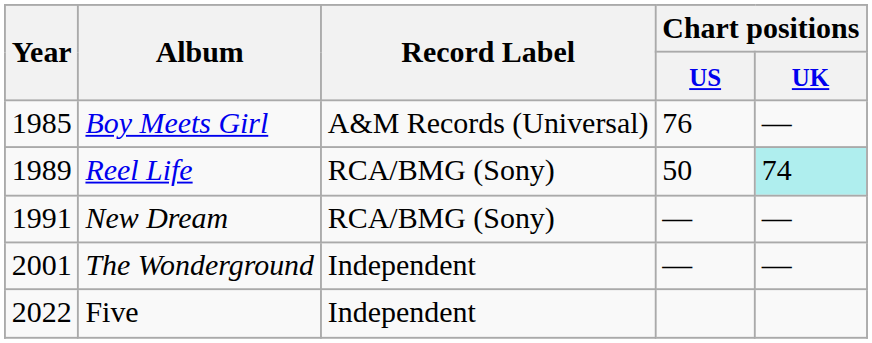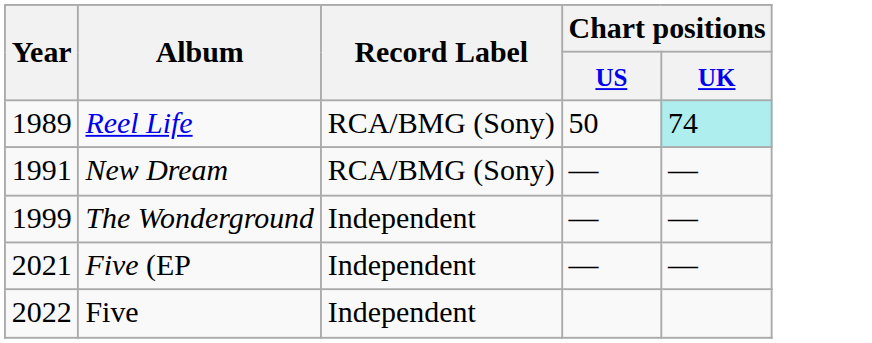- row: (177, 123)
(42, 265) 2001 -> (42, 218) 1999
+ row: (138, 265)
